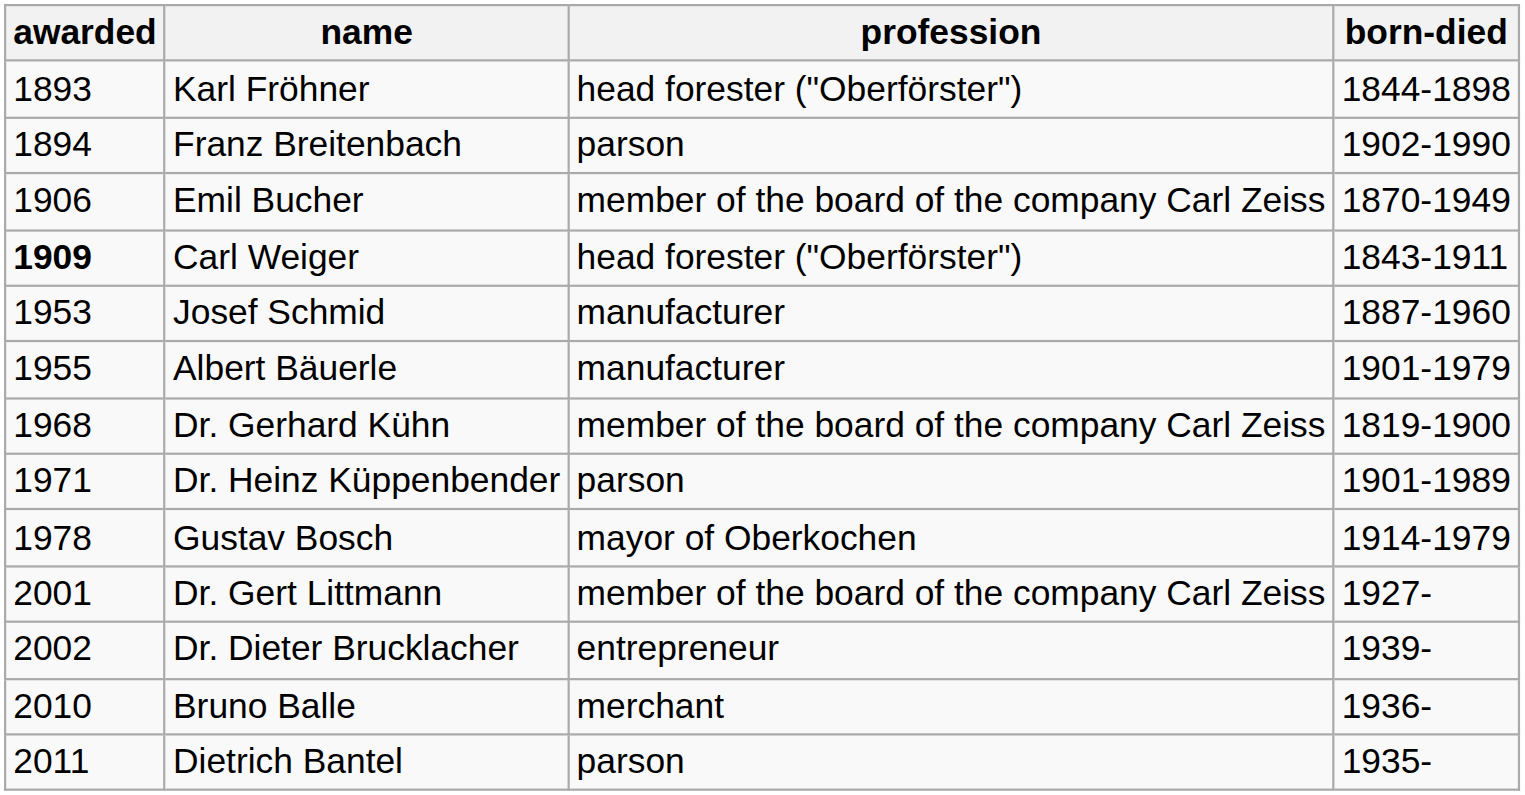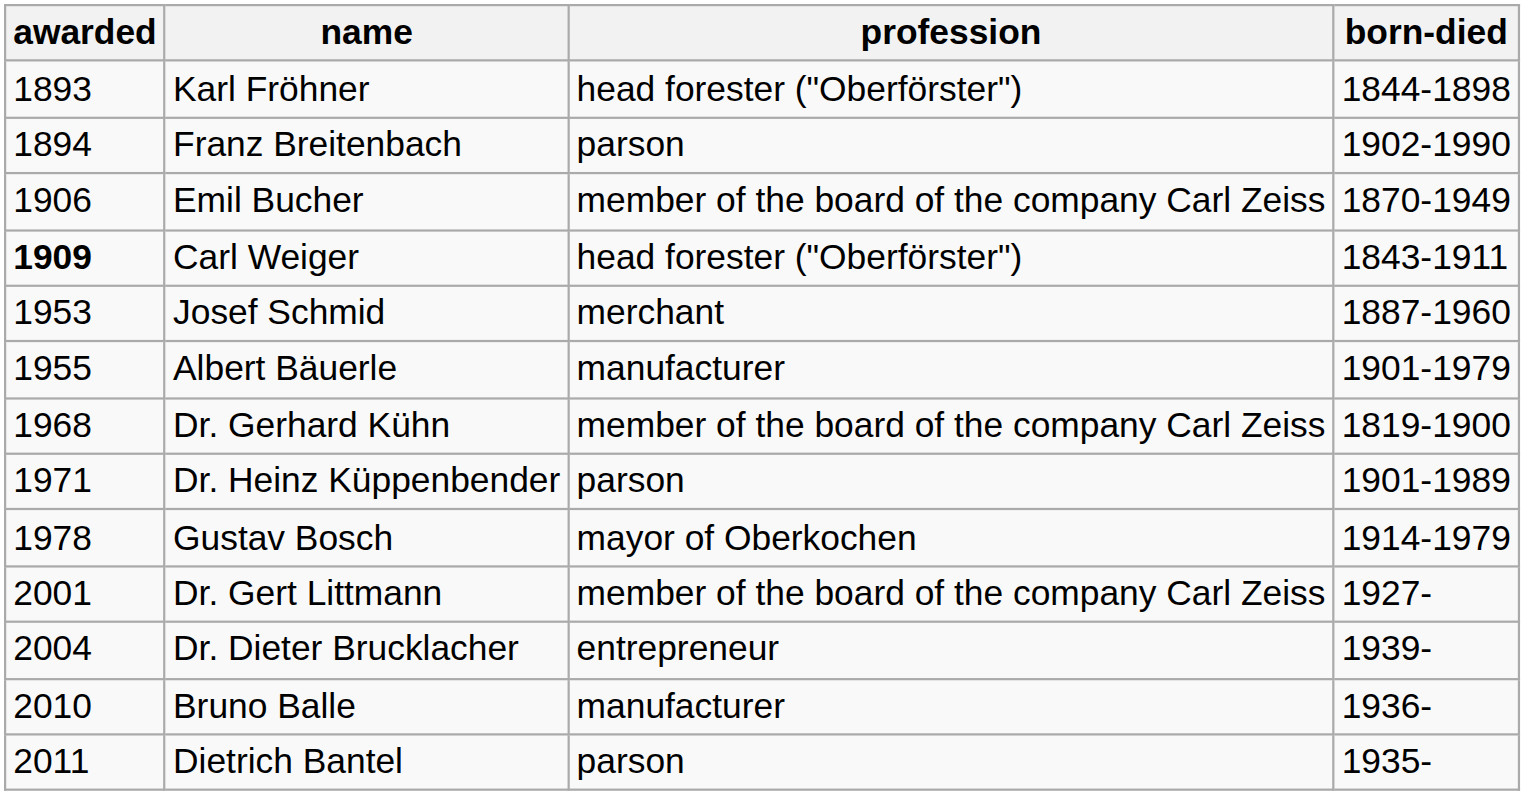(681, 312) manufacturer -> (650, 312) merchant
(53, 649) 2002 -> (53, 649) 2004
(650, 705) merchant -> (681, 705) manufacturer
